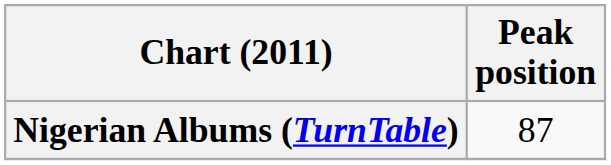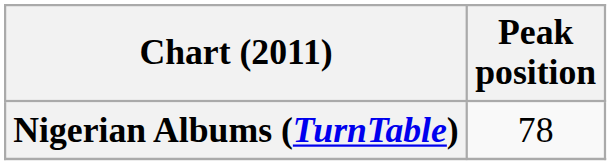(536, 129) 87 -> (536, 129) 78
